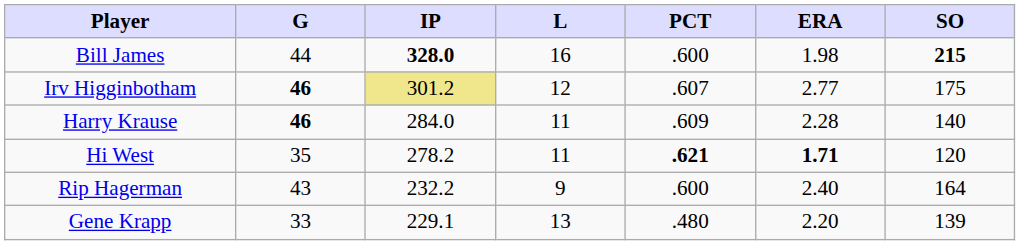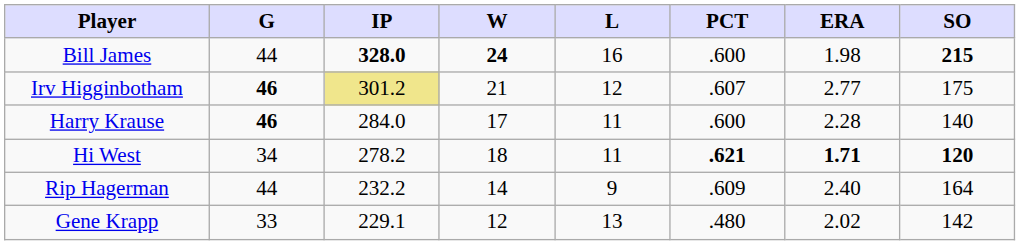+ column: (497, 21)
(690, 121) .609 -> (727, 121) .600
(301, 155) 35 -> (267, 155) 34
(950, 155) normal -> (957, 155) bold
(301, 188) 43 -> (267, 188) 44
(690, 188) .600 -> (727, 188) .609
(820, 222) 2.20 -> (842, 222) 2.02
(950, 222) 139 -> (957, 222) 142
